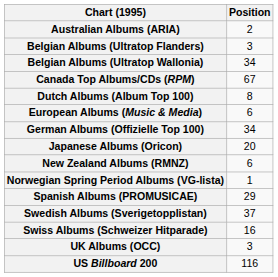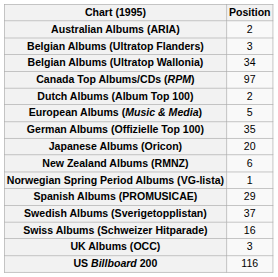(250, 79) 67 -> (250, 79) 97
(250, 96) 8 -> (250, 96) 2
(250, 113) 6 -> (250, 113) 5
(250, 130) 34 -> (250, 130) 35
